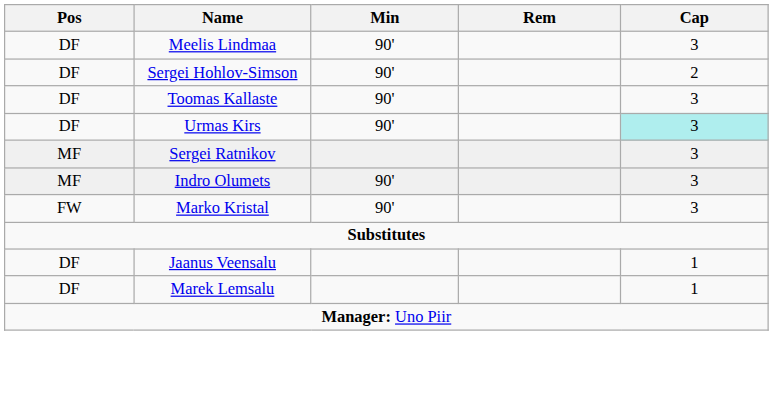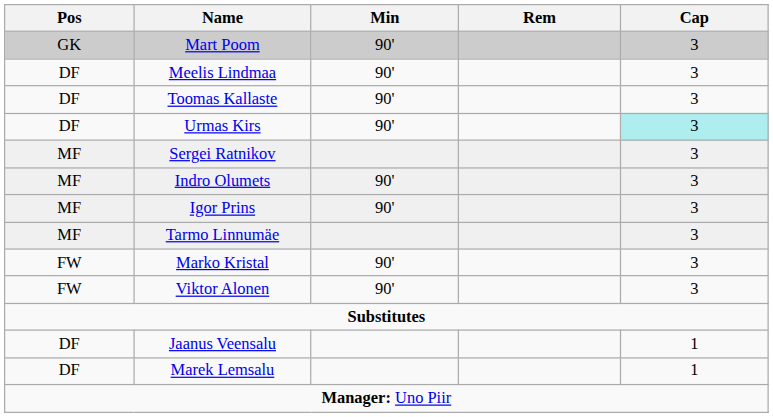+ row: (222, 44)
- row: (222, 71)
+ row: (222, 207)
+ row: (222, 234)
+ row: (222, 289)
